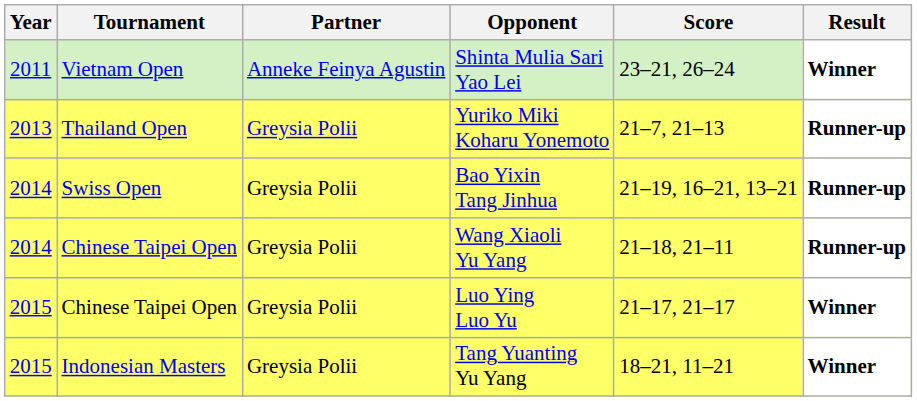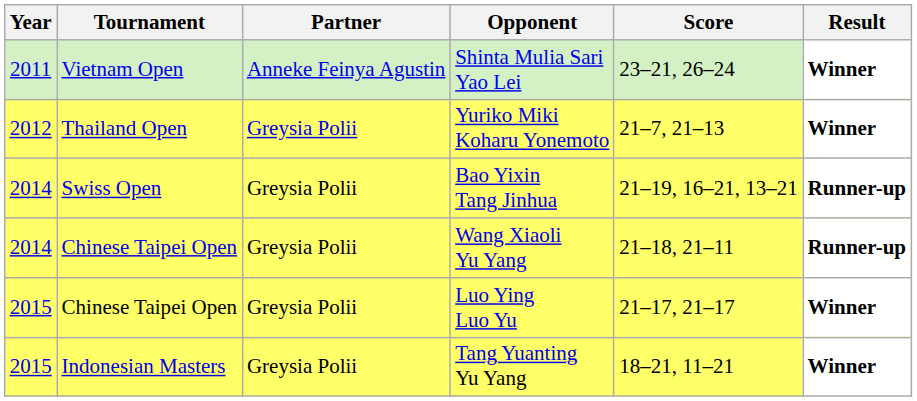(31, 128) 2013 -> (31, 128) 2012
(857, 128) Runner-up -> (842, 128) Winner
